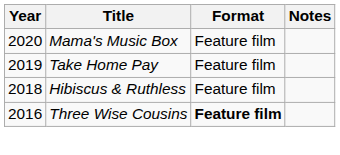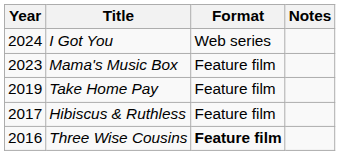+ row: (81, 41)
(25, 41) 2020 -> (25, 65) 2023
(25, 89) 2018 -> (25, 114) 2017
